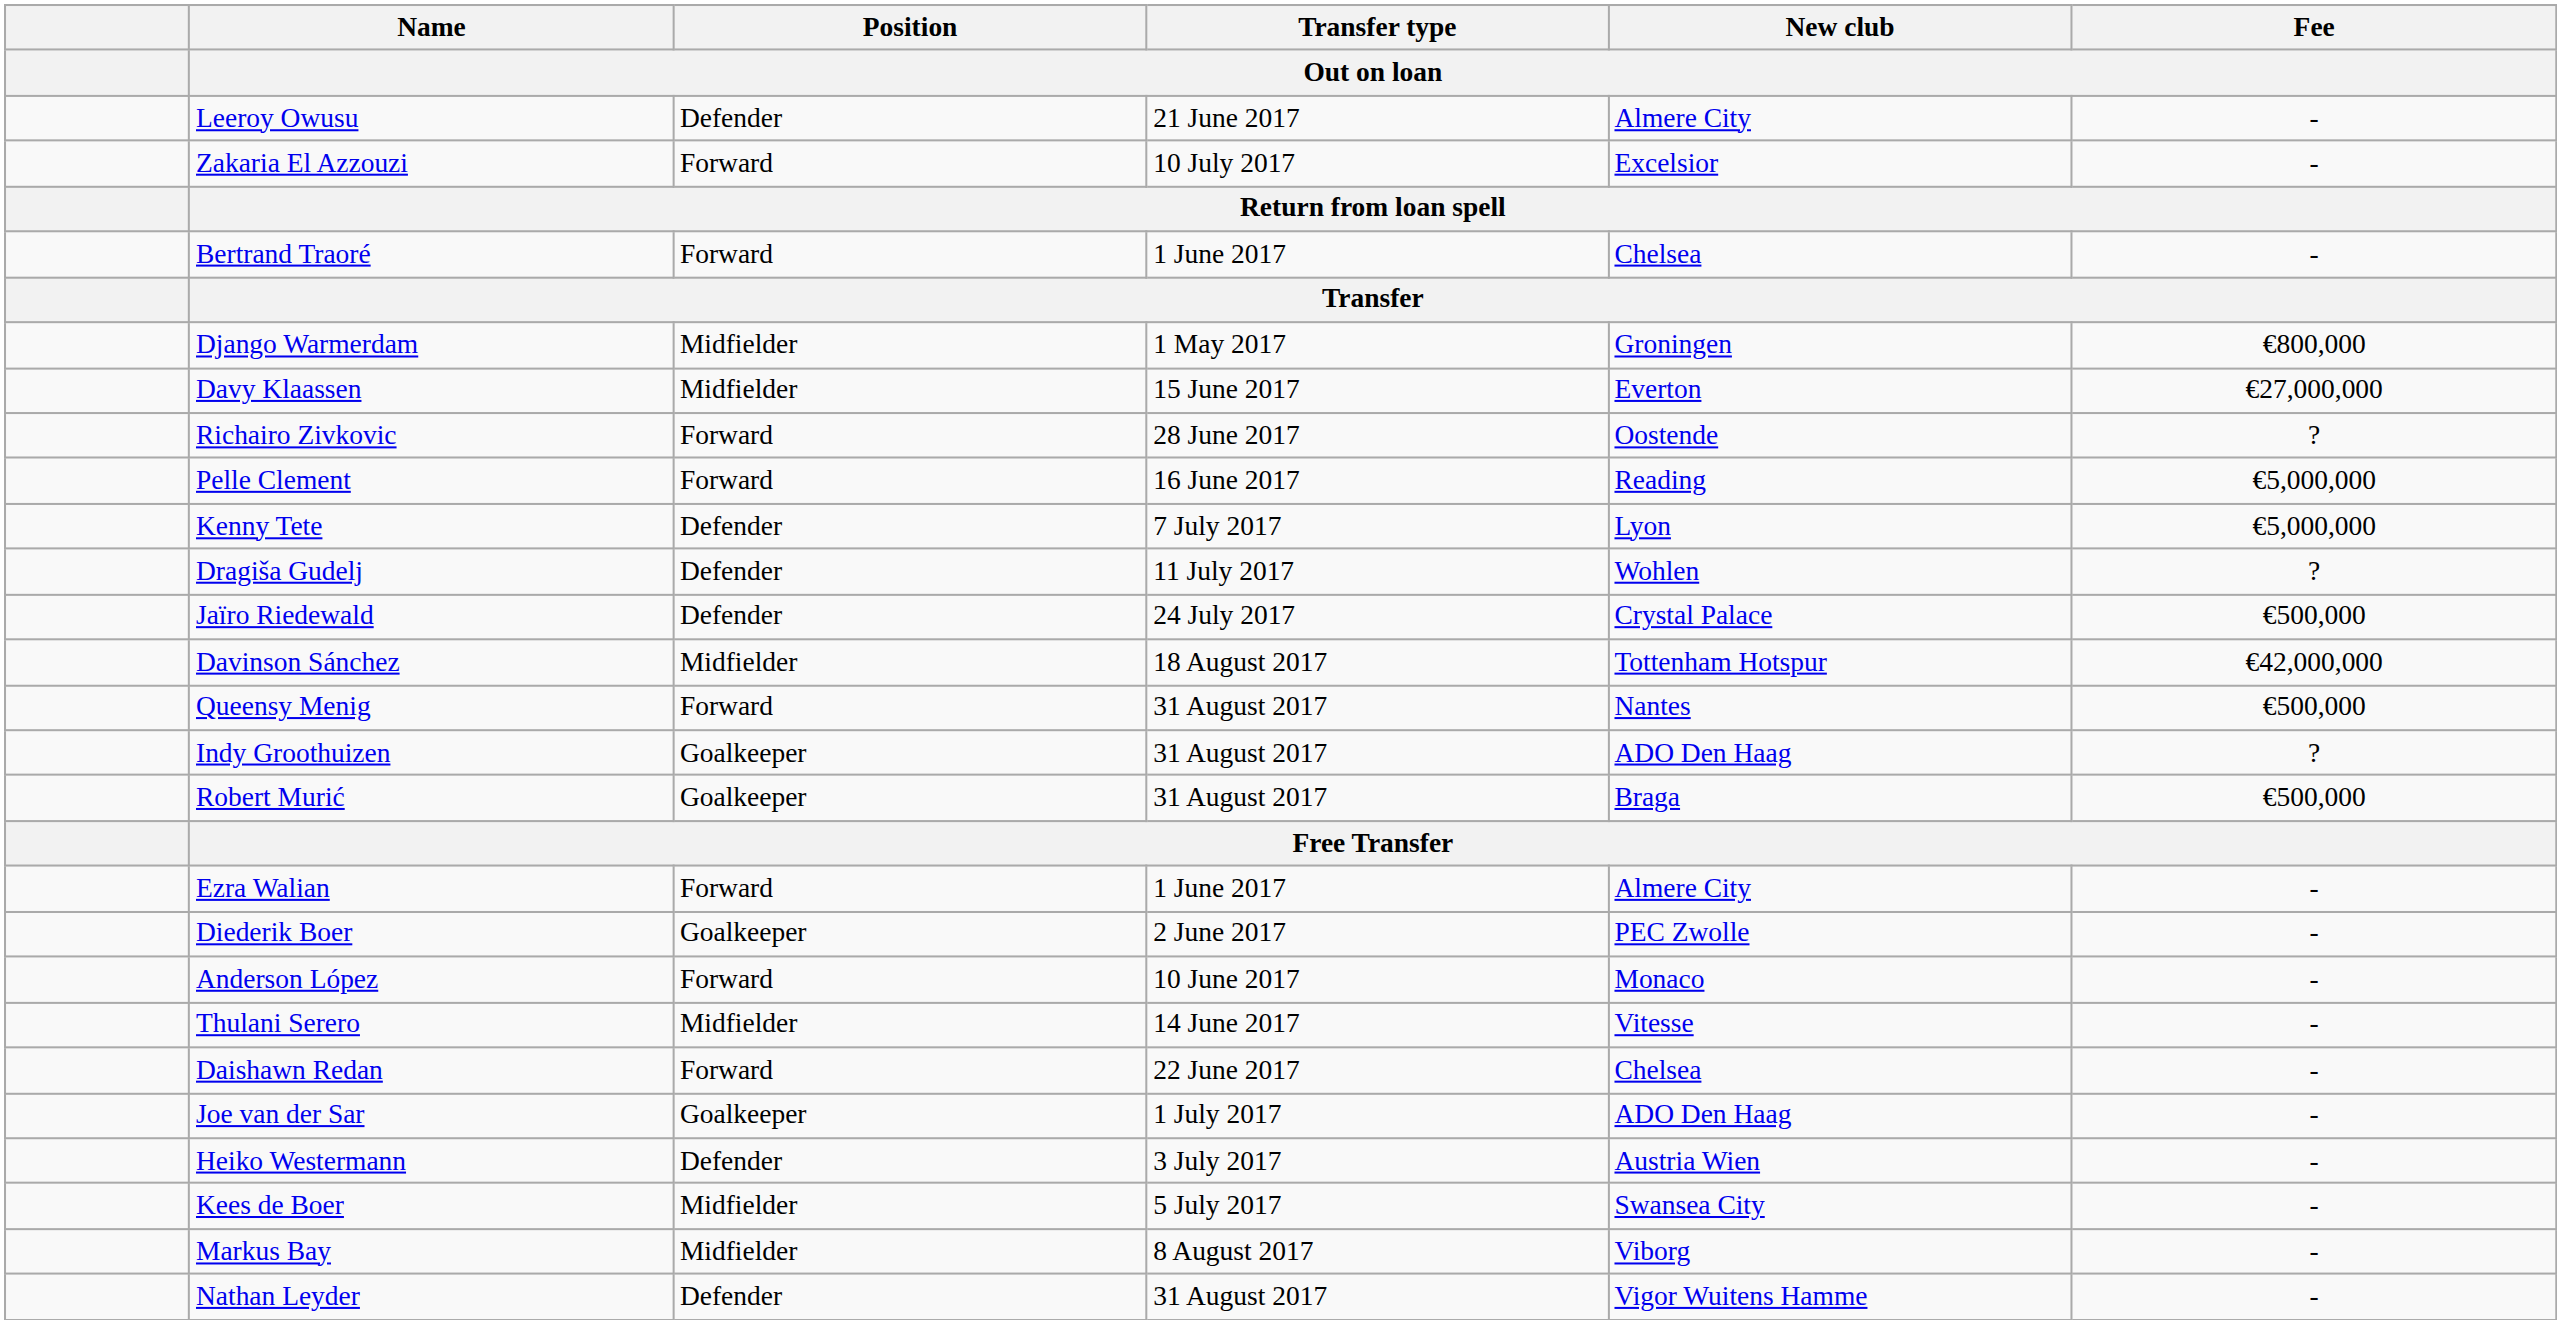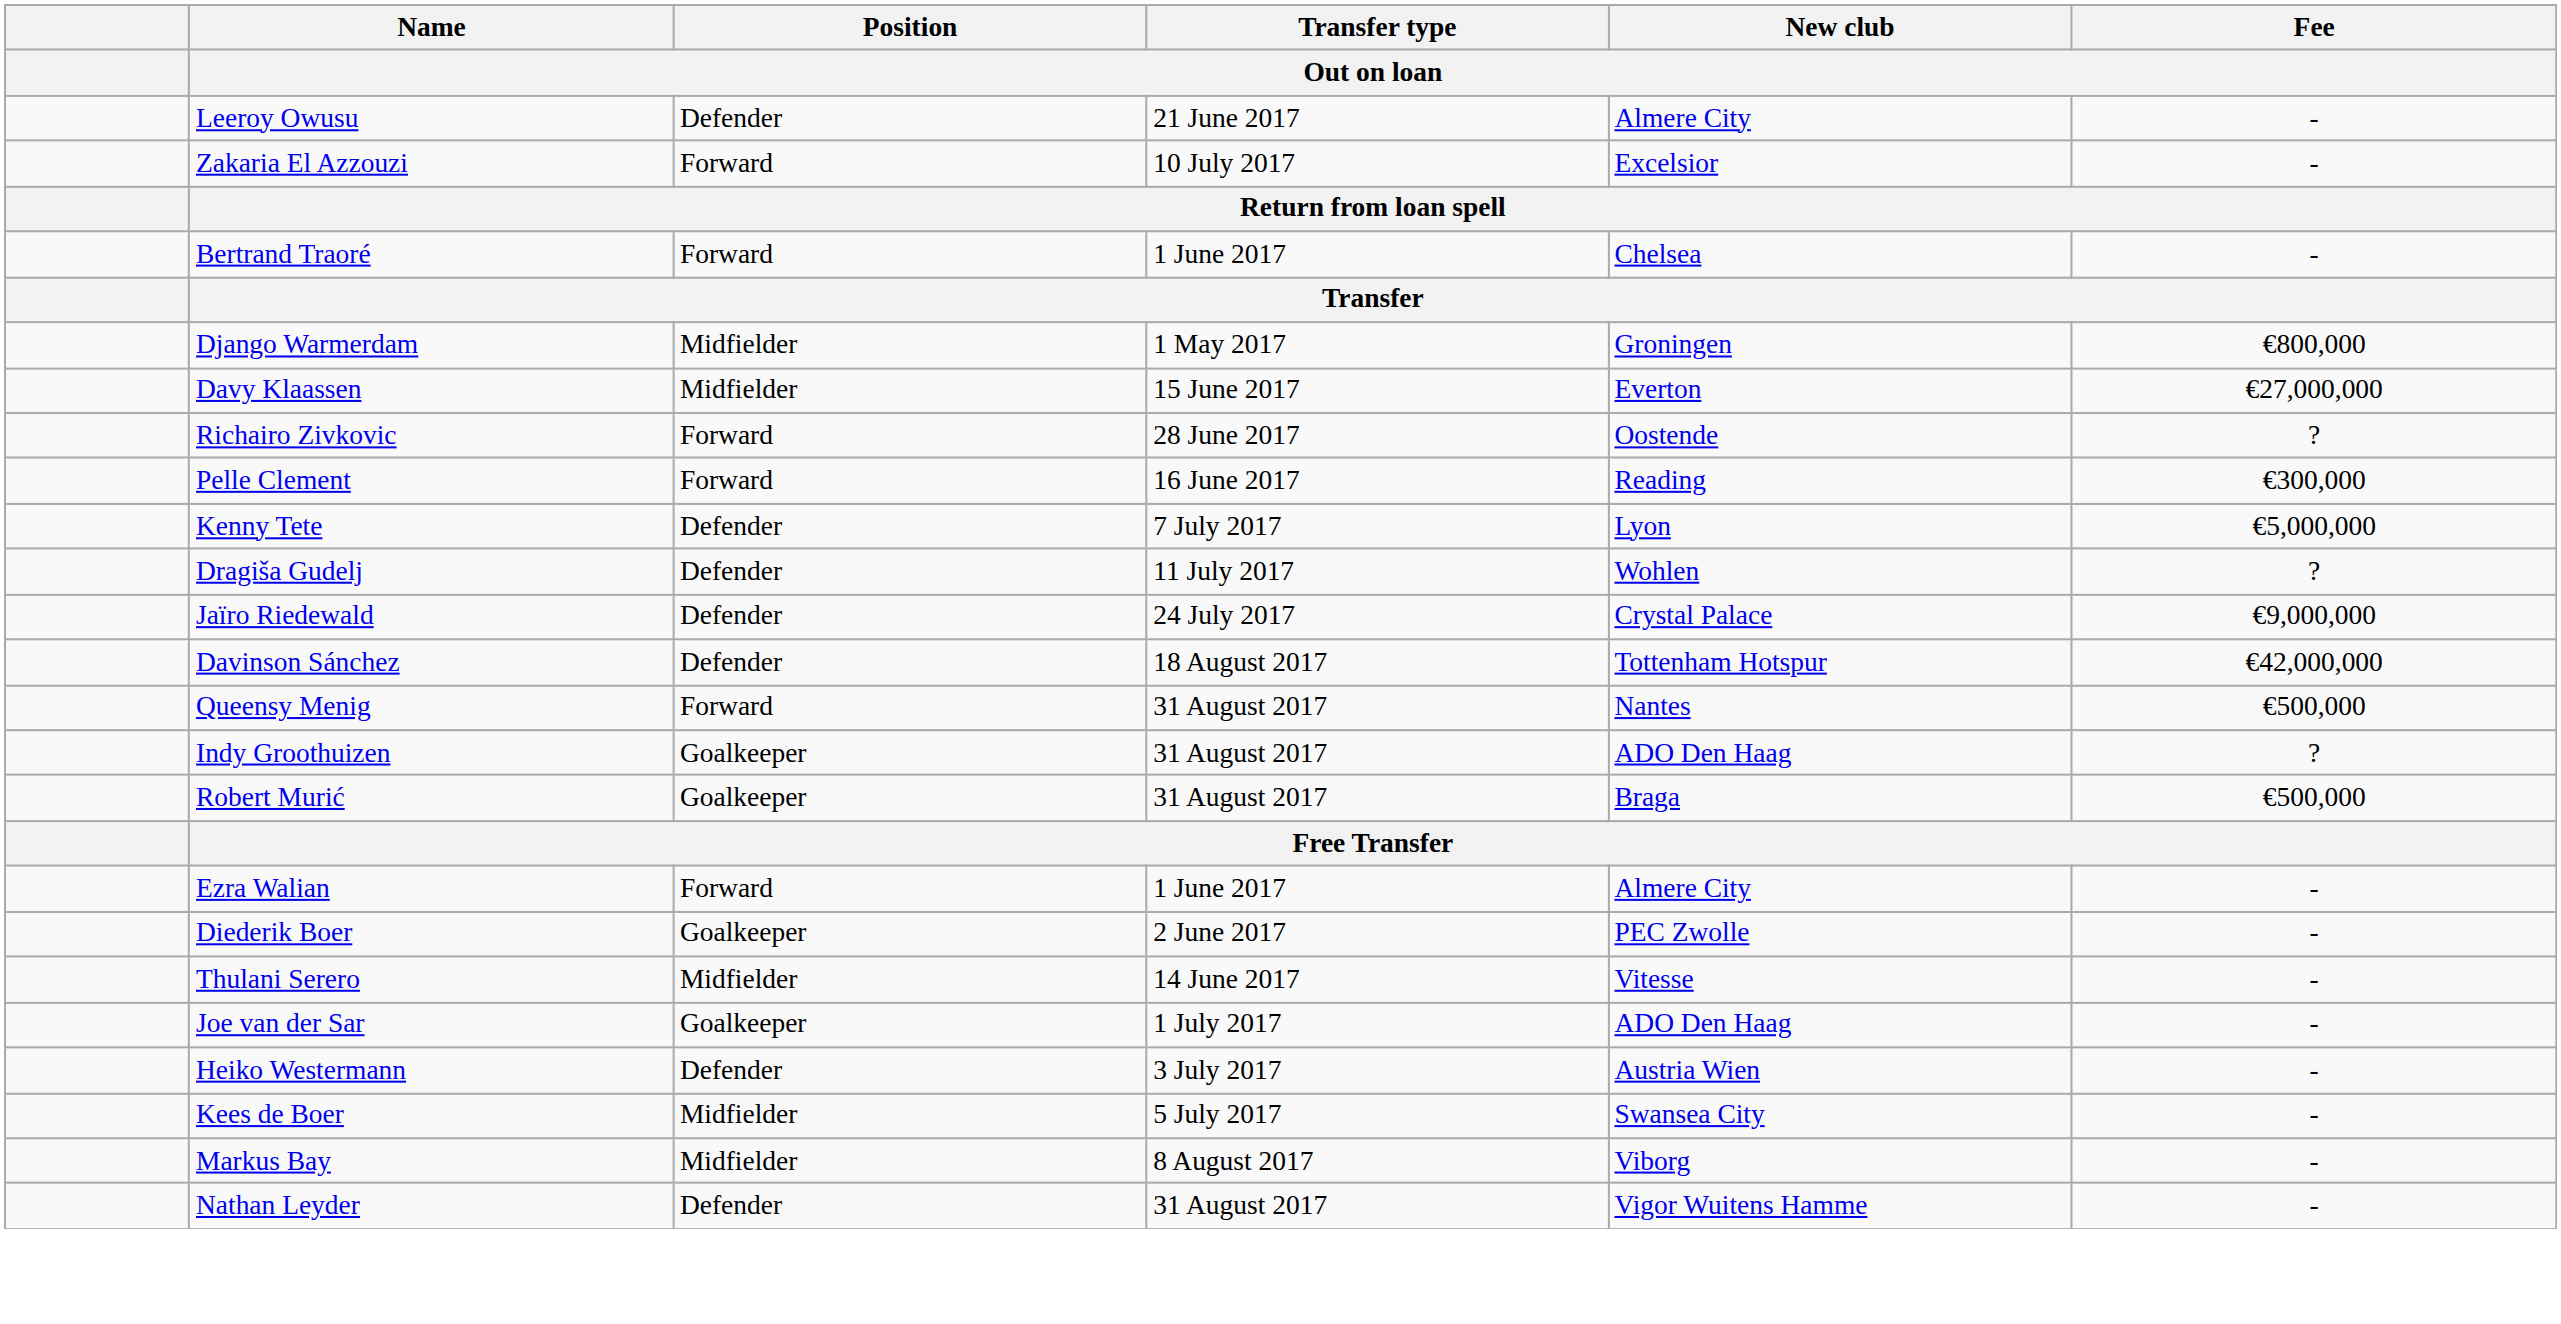(2314, 479) €5,000,000 -> (2314, 479) €300,000
(2314, 615) €500,000 -> (2314, 615) €9,000,000
(739, 661) Midfielder -> (731, 661) Defender
- row: (287, 978)
- row: (289, 1069)
